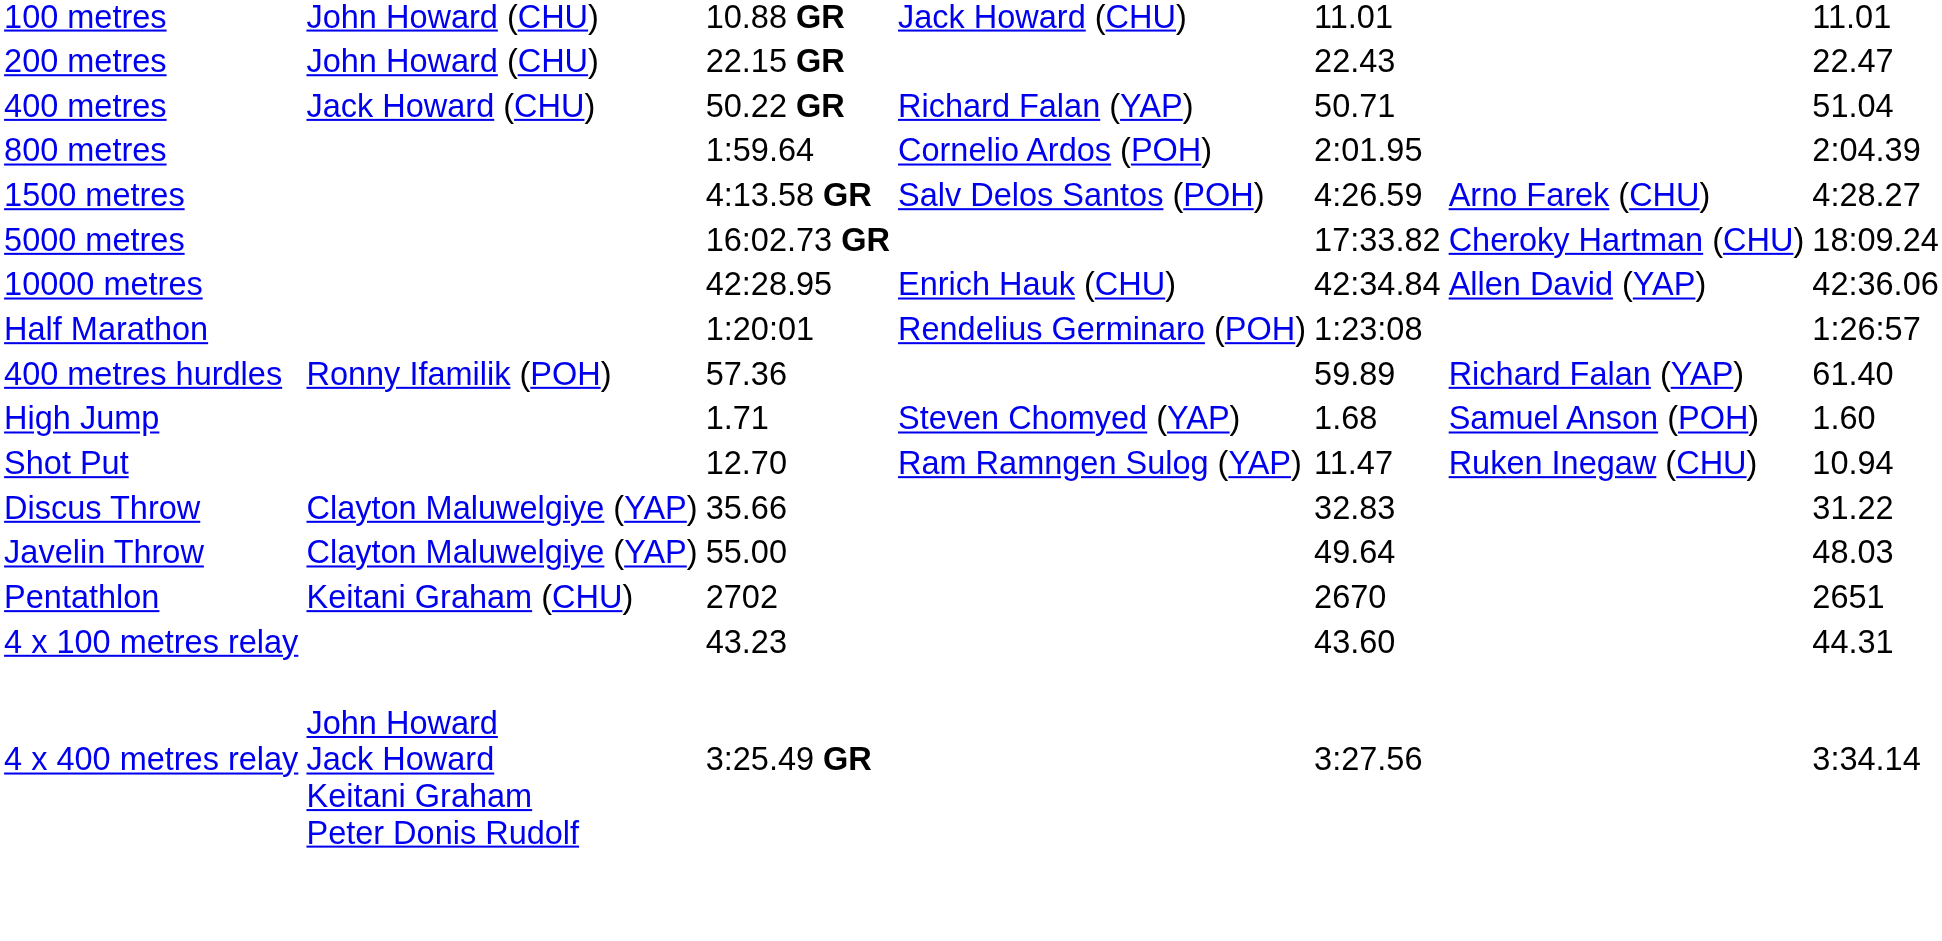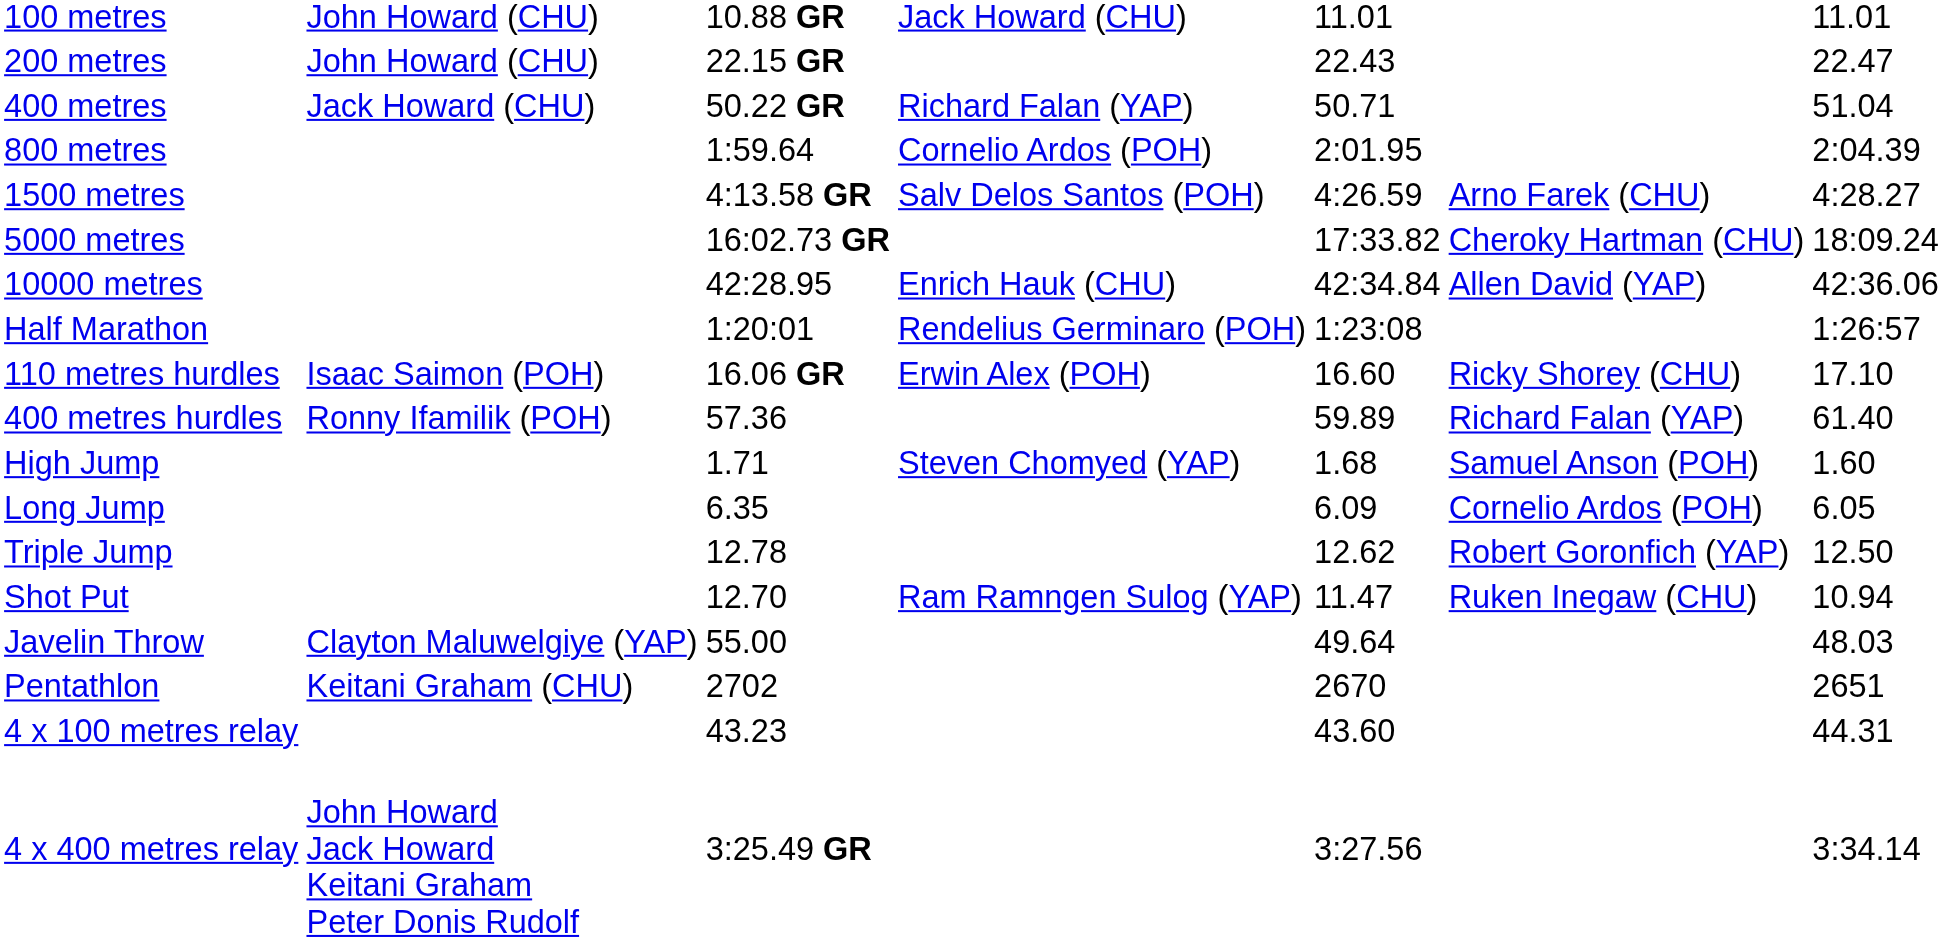+ row: (142, 374)
+ row: (84, 508)
+ row: (88, 552)
- row: (102, 508)
